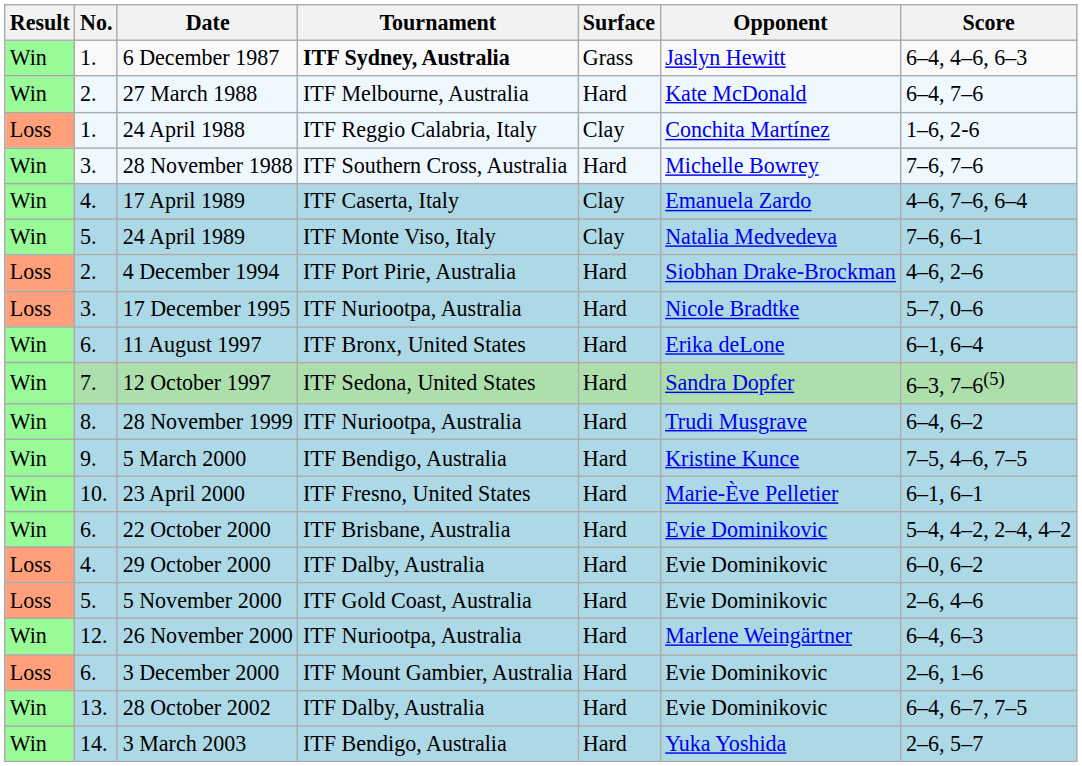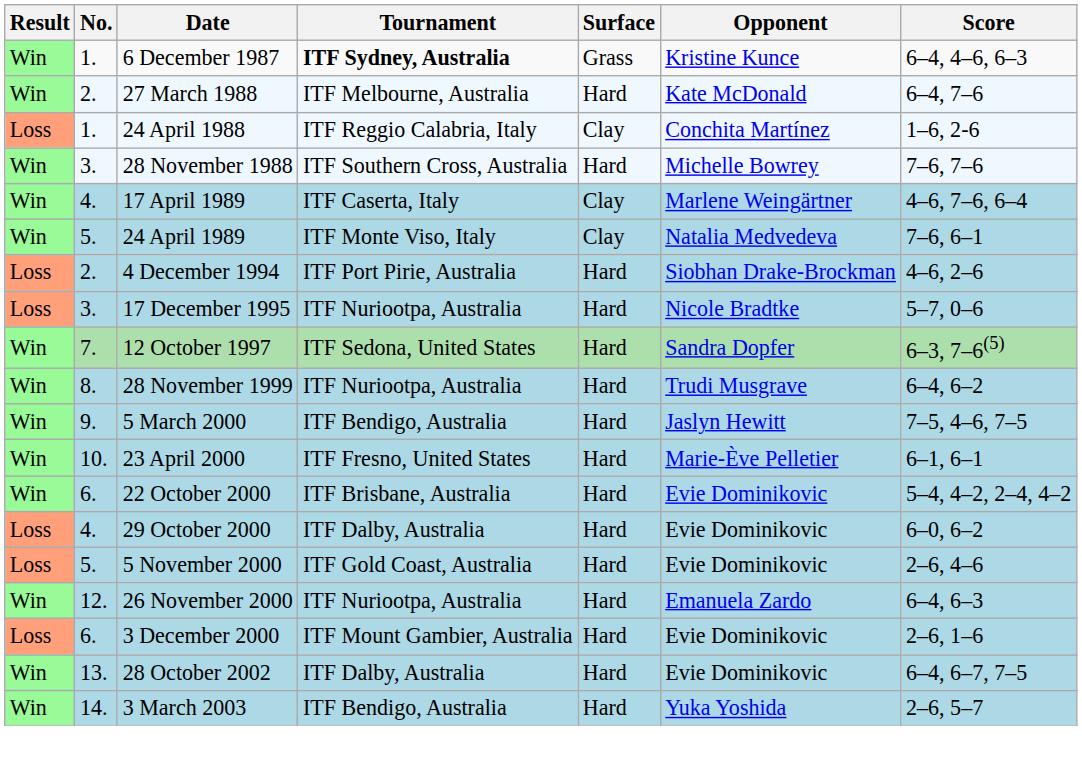(725, 57) Jaslyn Hewitt -> (732, 57) Kristine Kunce
(738, 200) Emanuela Zardo -> (759, 200) Marlene Weingärtner
- row: (192, 343)
(732, 457) Kristine Kunce -> (725, 421) Jaslyn Hewitt
(759, 635) Marlene Weingärtner -> (738, 600) Emanuela Zardo
